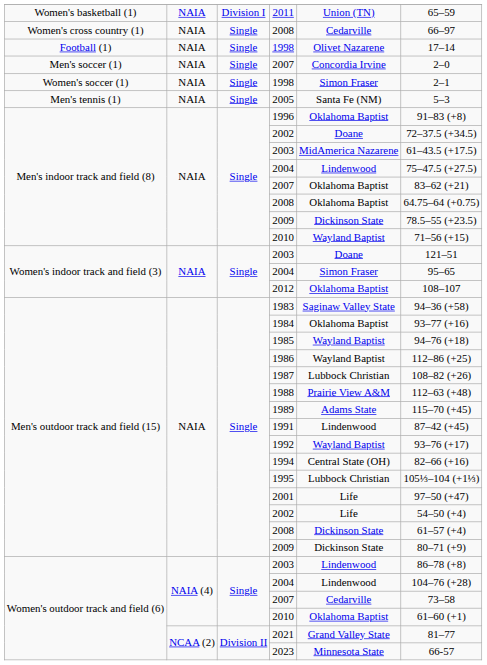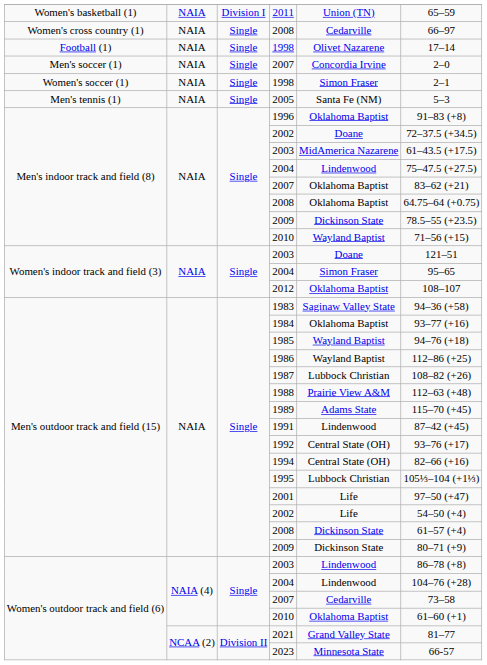(349, 444) Wayland Baptist -> (349, 444) Central State (OH)
